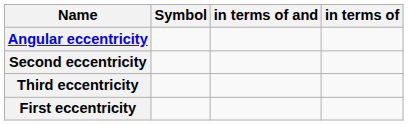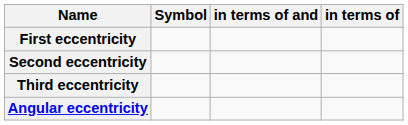rows swapped: (78, 108) <-> (78, 39)
